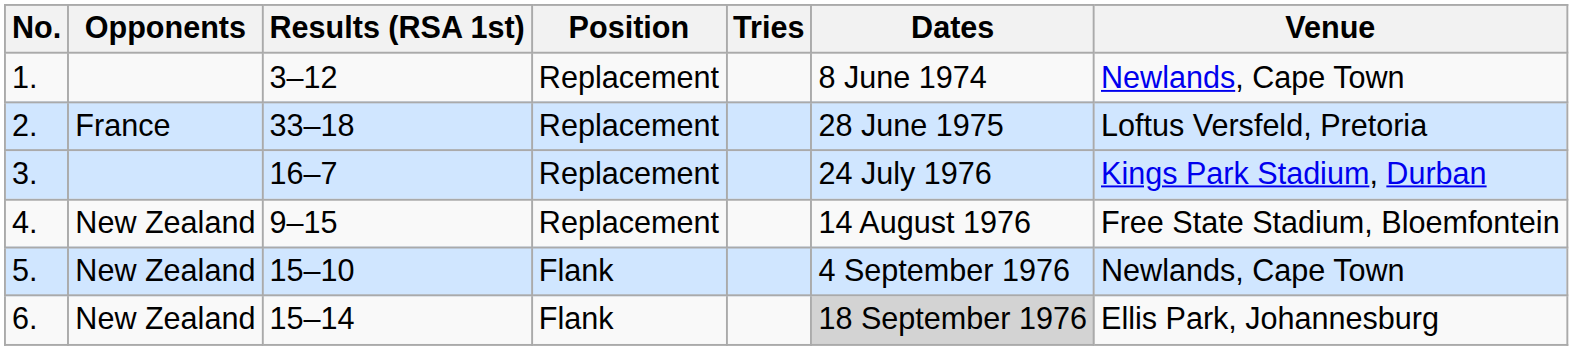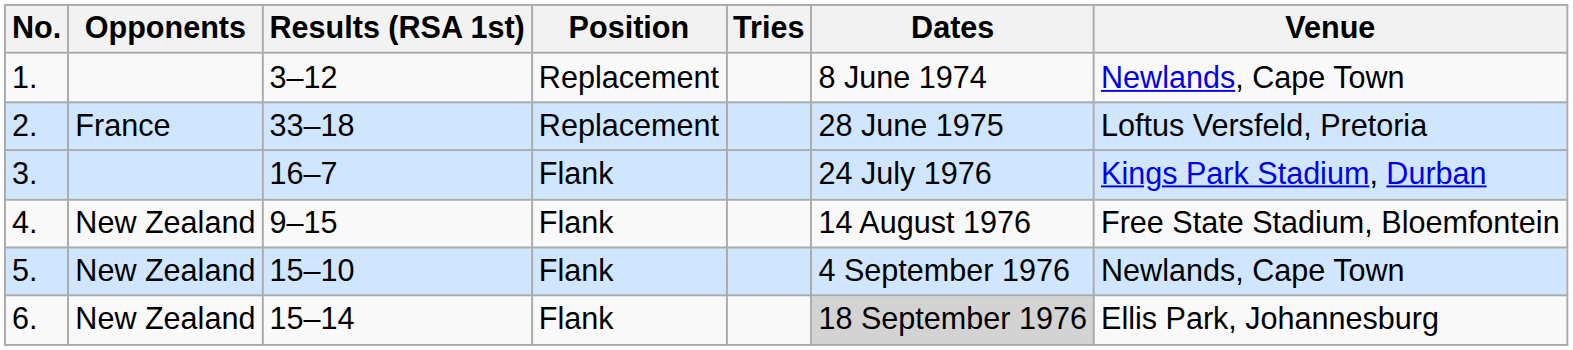(629, 174) Replacement -> (576, 174) Flank
(629, 222) Replacement -> (576, 222) Flank
